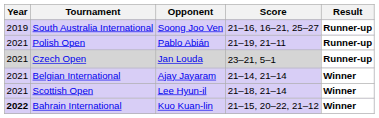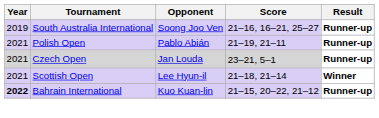- row: (77, 76)
(340, 106) Winner -> (348, 91) Runner-up
